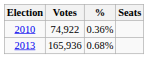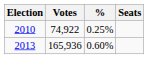(100, 29) 0.36% -> (100, 29) 0.25%
(100, 45) 0.68% -> (100, 45) 0.60%
